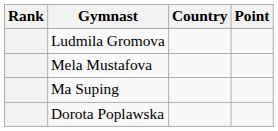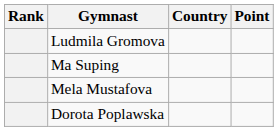rows swapped: (102, 65) <-> (85, 89)
